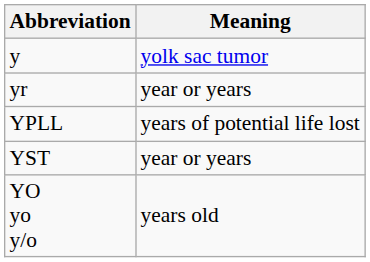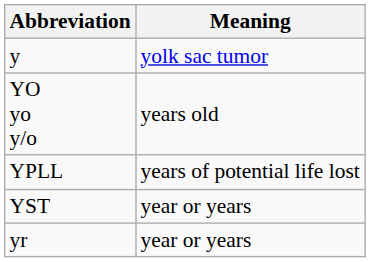rows swapped: (25, 215) <-> (19, 89)
